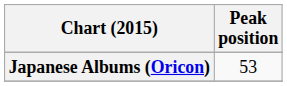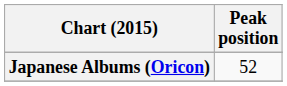(248, 66) 53 -> (248, 66) 52
